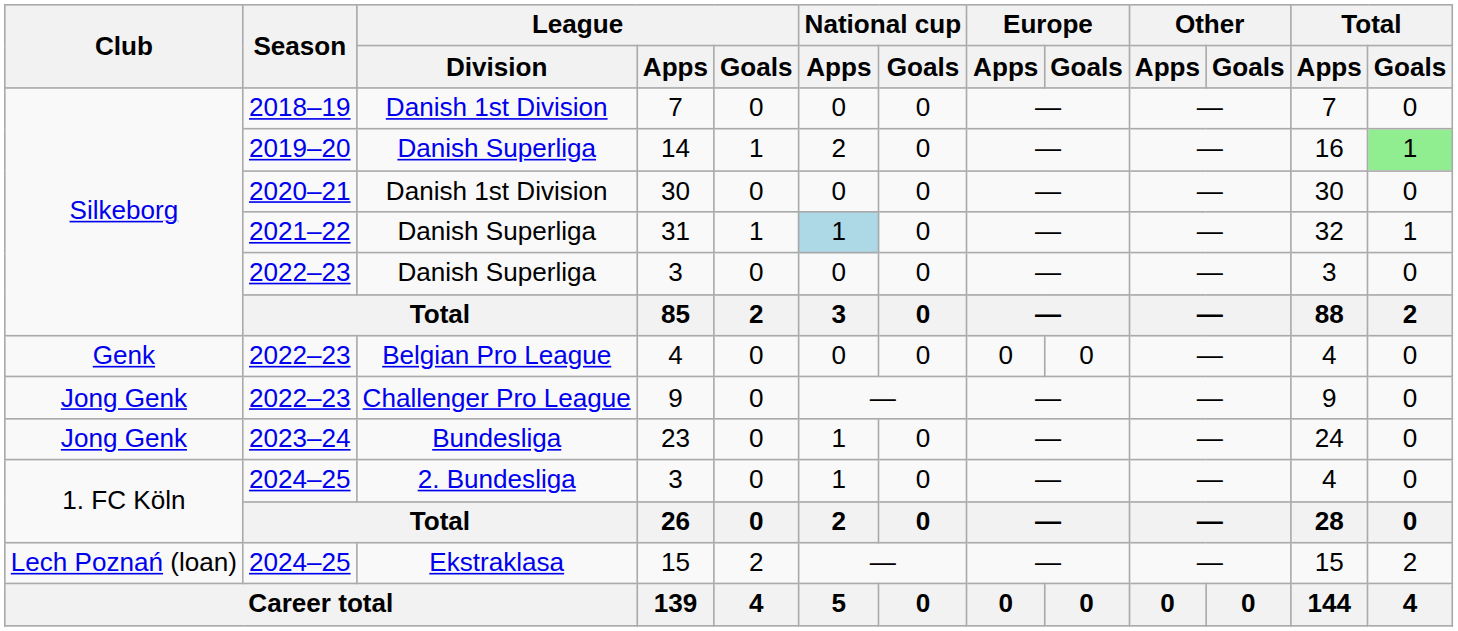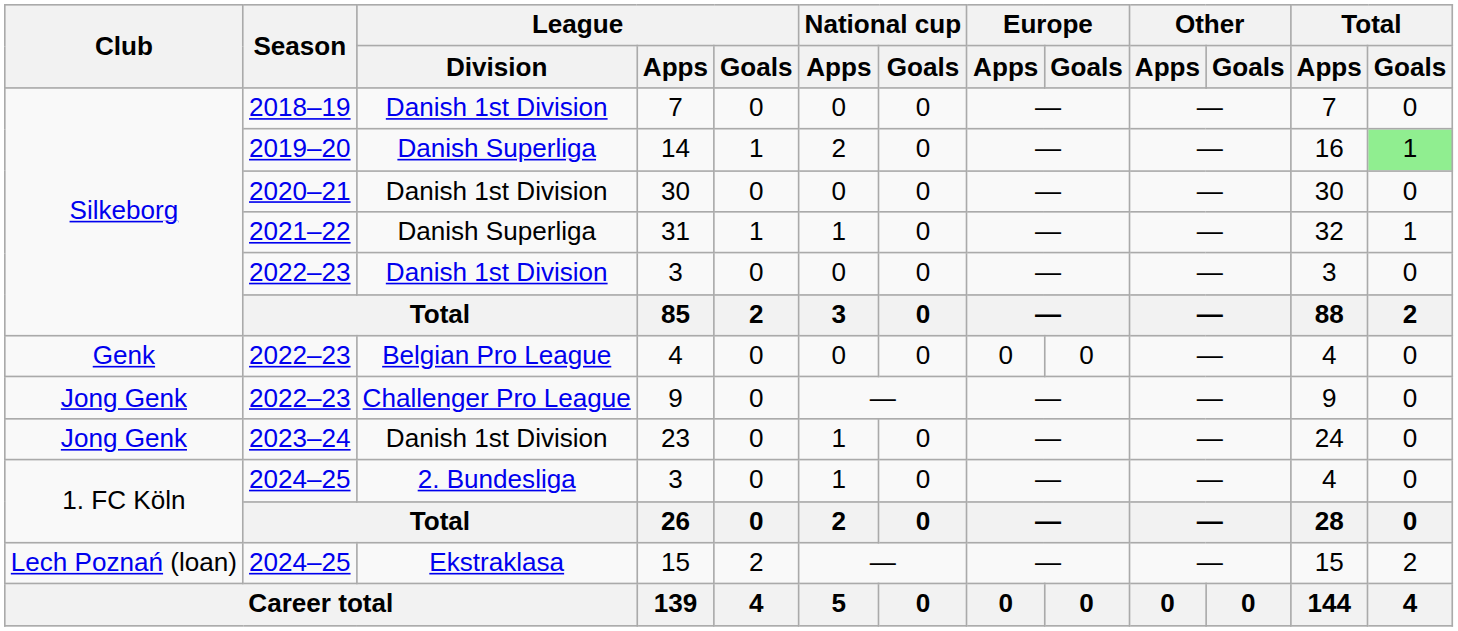(839, 231) lightblue background -> (839, 231) no background
(497, 273) Danish Superliga -> (497, 273) Danish 1st Division
(497, 438) Bundesliga -> (497, 438) Danish 1st Division
